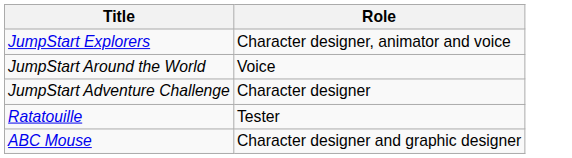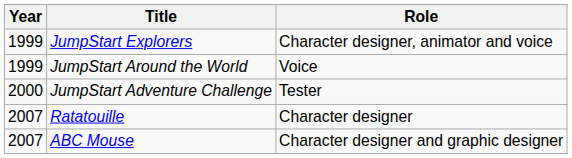+ column: (26, 16)
(304, 91) Character designer -> (300, 91) Tester
(258, 116) Tester -> (346, 116) Character designer
